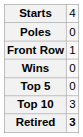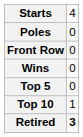(72, 50) 1 -> (72, 50) 0
(72, 104) 3 -> (72, 104) 1
